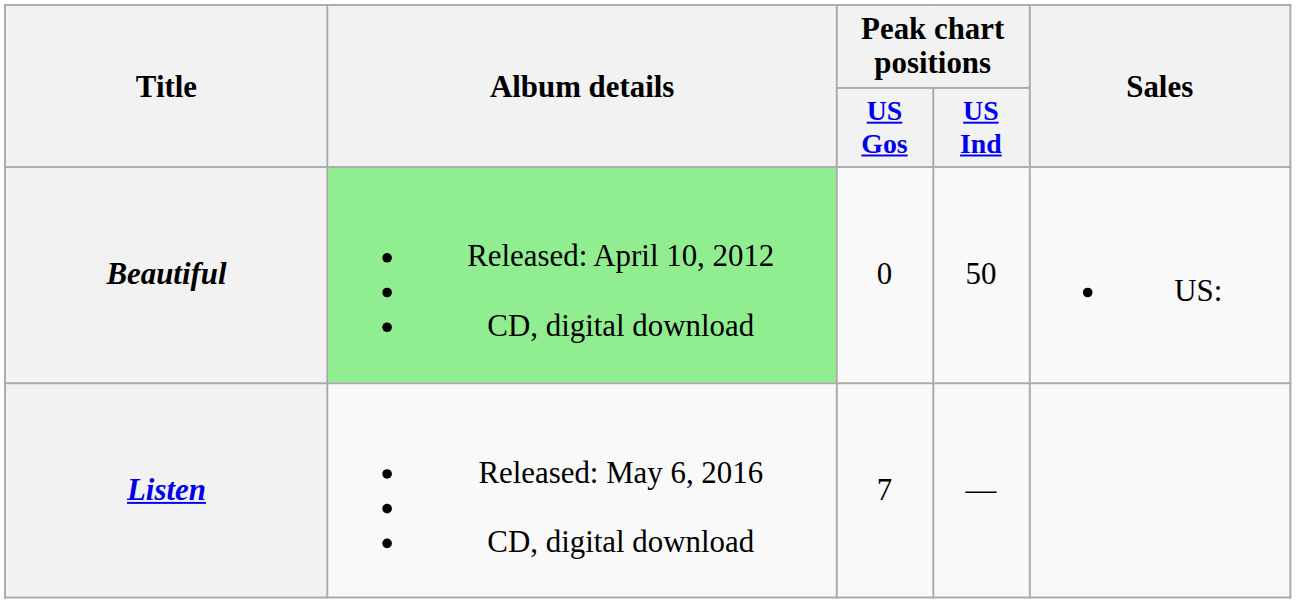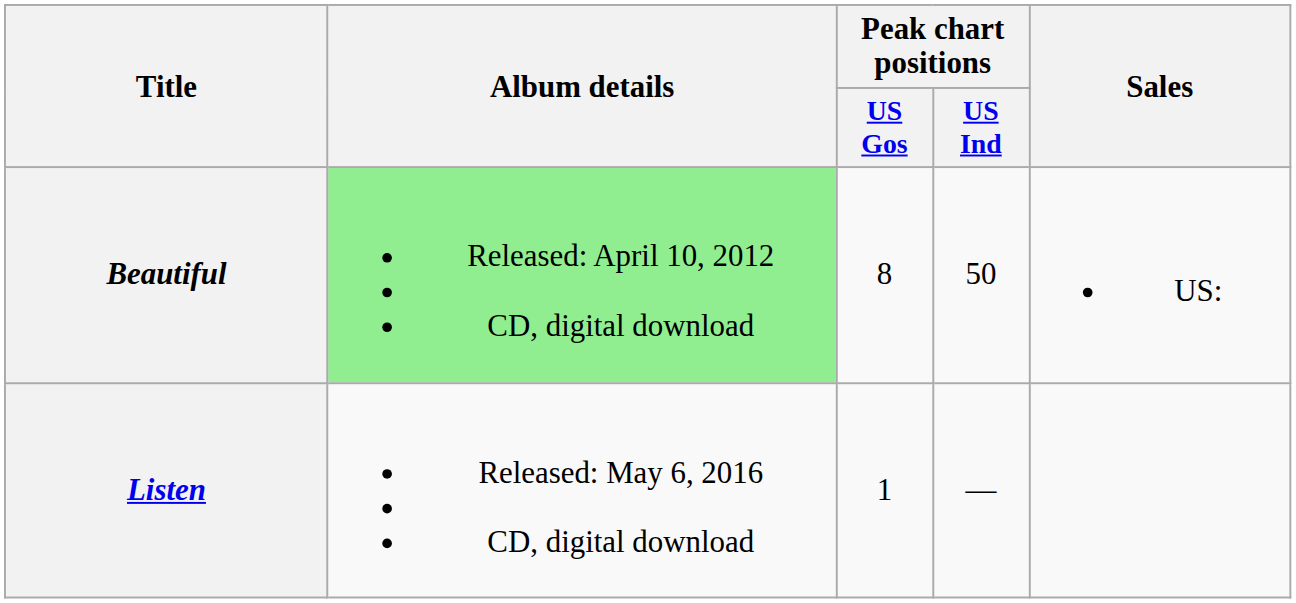(885, 274) 0 -> (885, 274) 8
(885, 489) 7 -> (885, 489) 1
